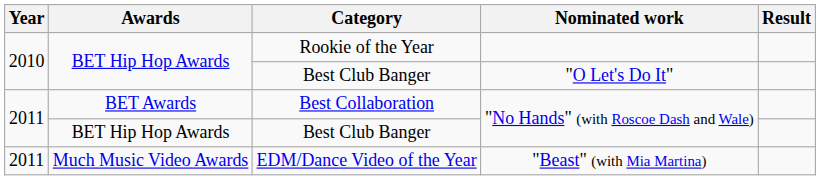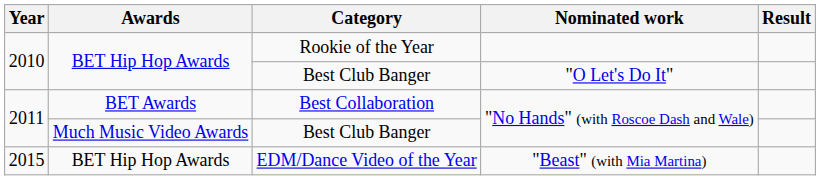(151, 132) BET Hip Hop Awards -> (151, 132) Much Music Video Awards
(27, 160) 2011 -> (27, 160) 2015
(151, 160) Much Music Video Awards -> (151, 160) BET Hip Hop Awards
